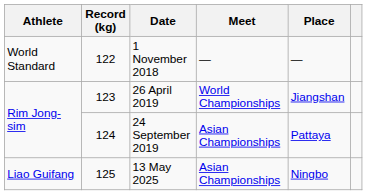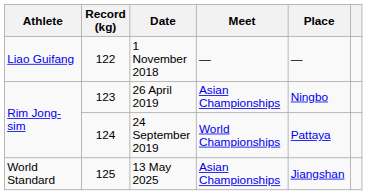(31, 59) World Standard -> (41, 59) Liao Guifang
(240, 97) World Championships -> (240, 97) Asian Championships
(318, 97) Jiangshan -> (309, 97) Ningbo
(240, 136) Asian Championships -> (240, 136) World Championships
(41, 174) Liao Guifang -> (31, 174) World Standard
(309, 174) Ningbo -> (318, 174) Jiangshan
